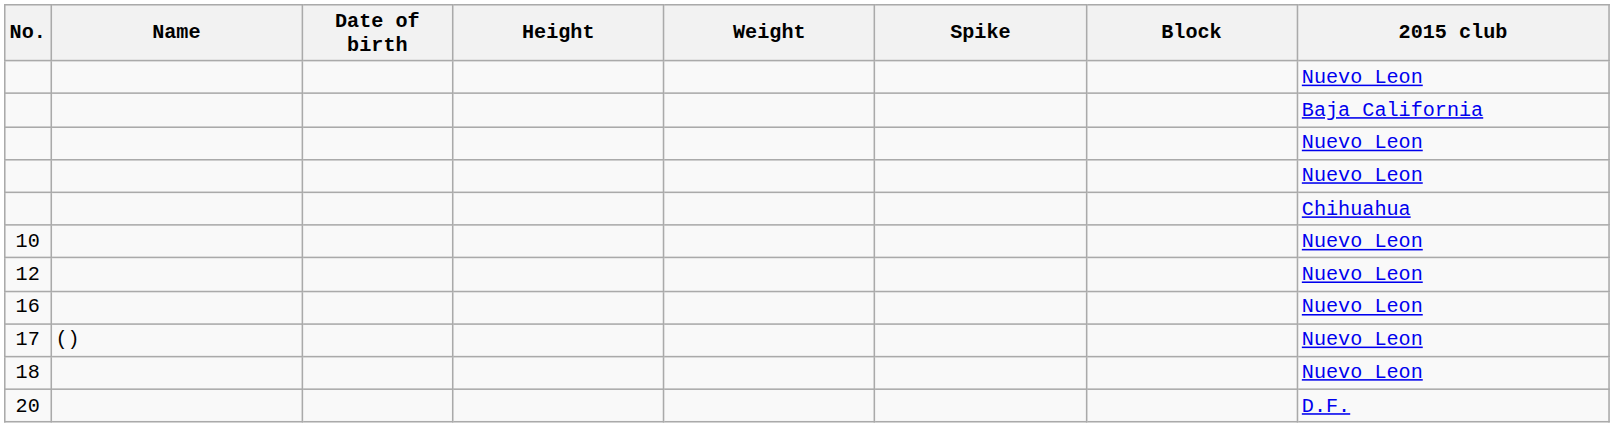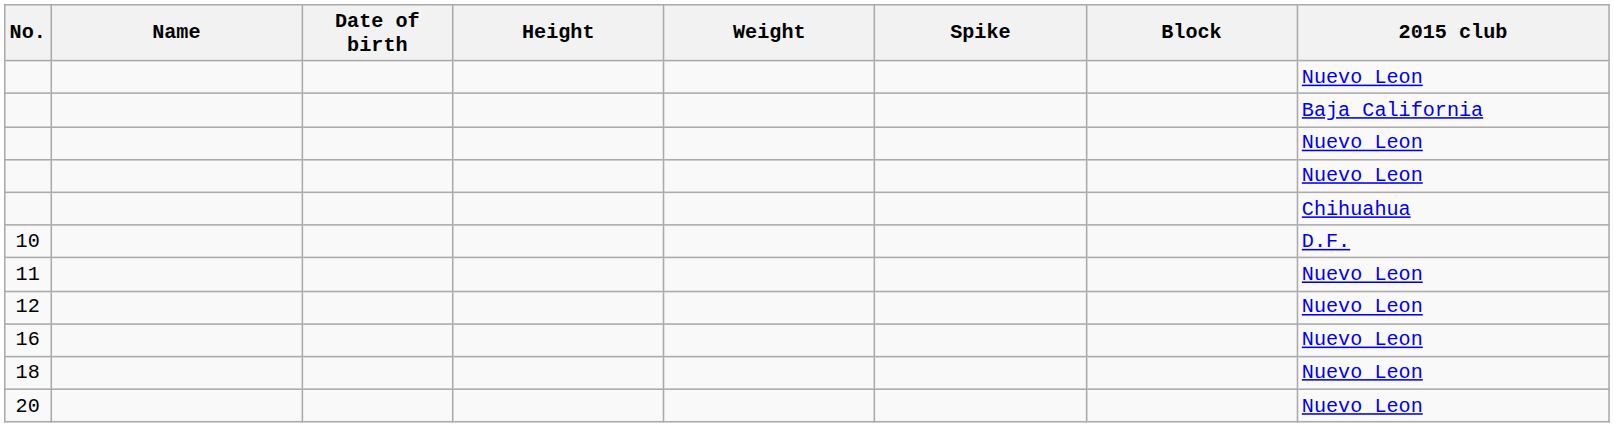(1362, 241) Nuevo Leon -> (1326, 241) D.F.
+ row: (28, 274)
- row: (28, 340)
(1326, 406) D.F. -> (1362, 406) Nuevo Leon
